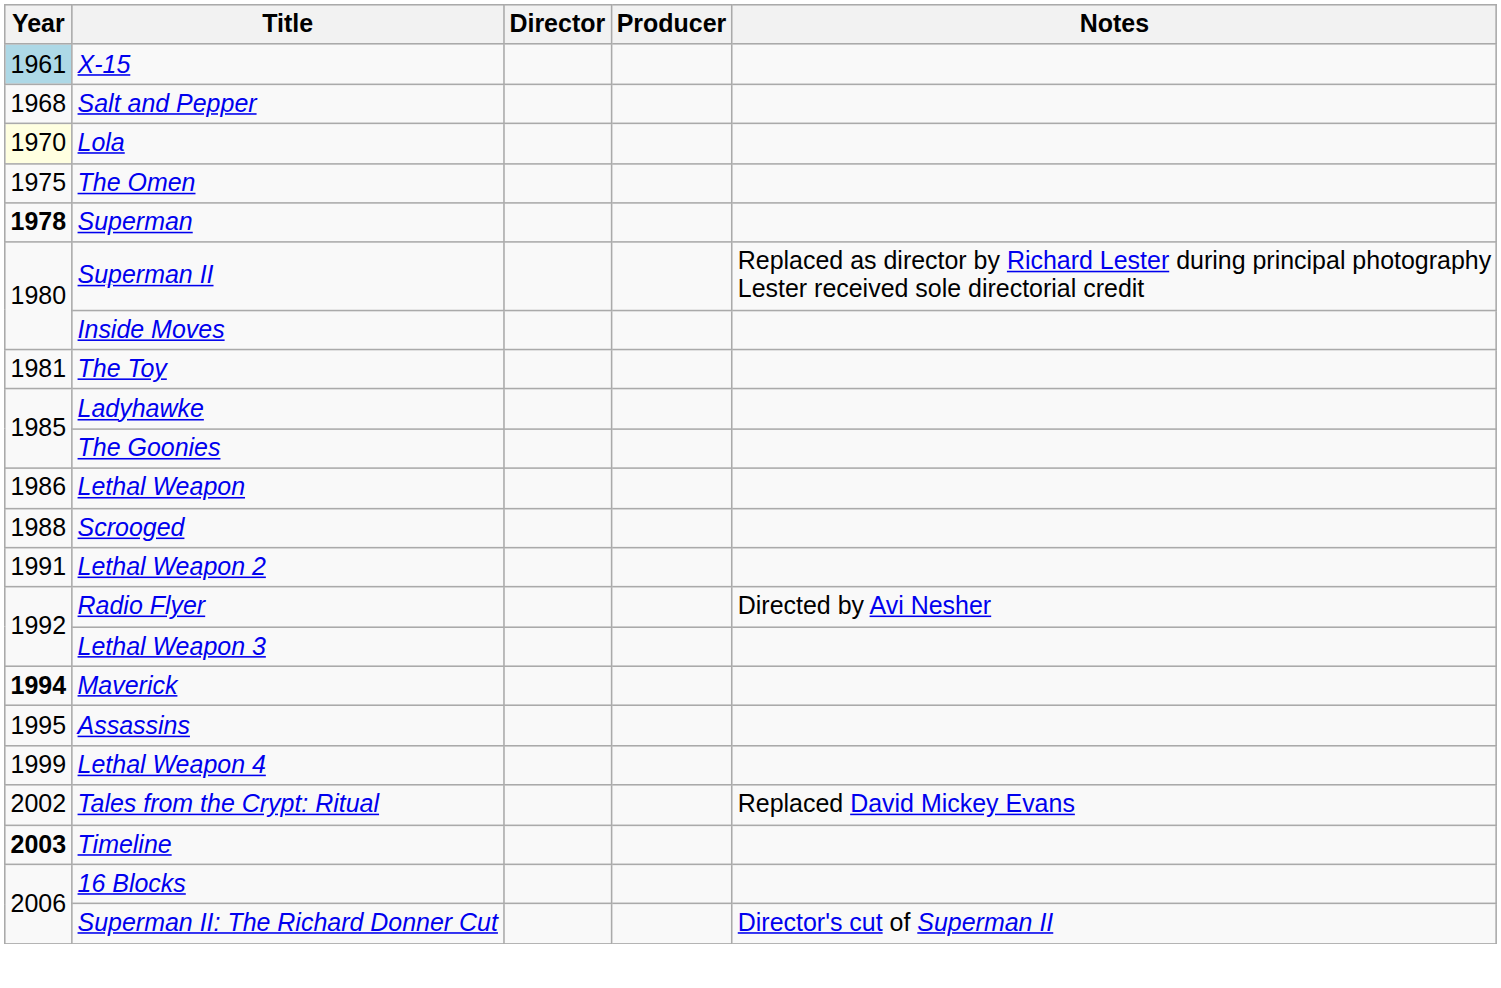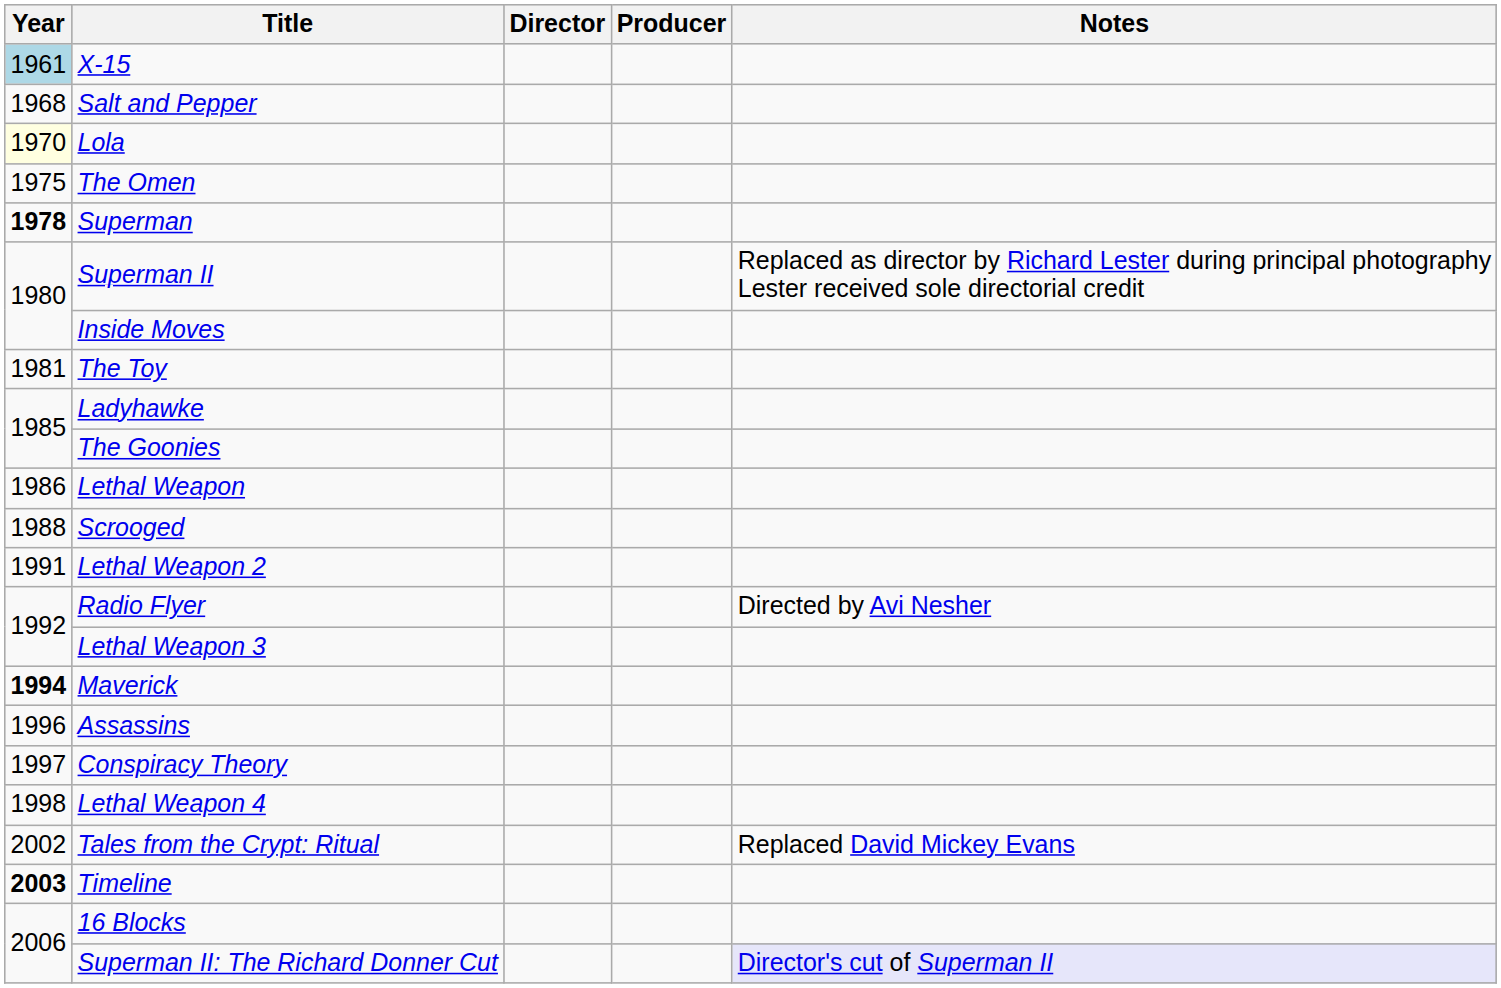(38, 725) 1995 -> (38, 725) 1996
+ row: (182, 764)
(38, 764) 1999 -> (38, 804) 1998
(896, 923) no background -> (896, 962) lavender background
